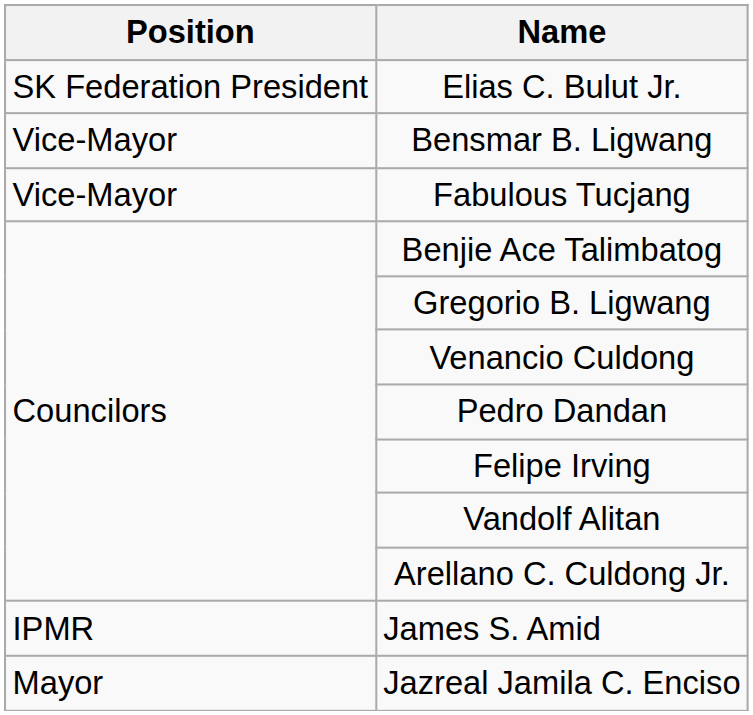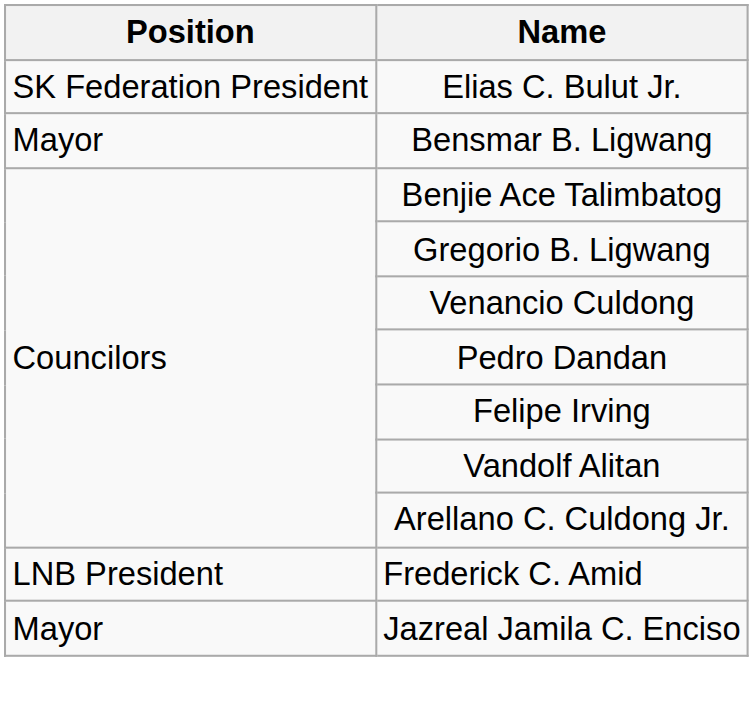(95, 140) Vice-Mayor -> (58, 140) Mayor
- row: (562, 195)
+ row: (513, 574)
- row: (492, 628)
